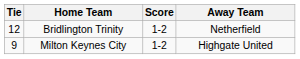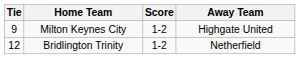rows swapped: (83, 45) <-> (83, 29)
